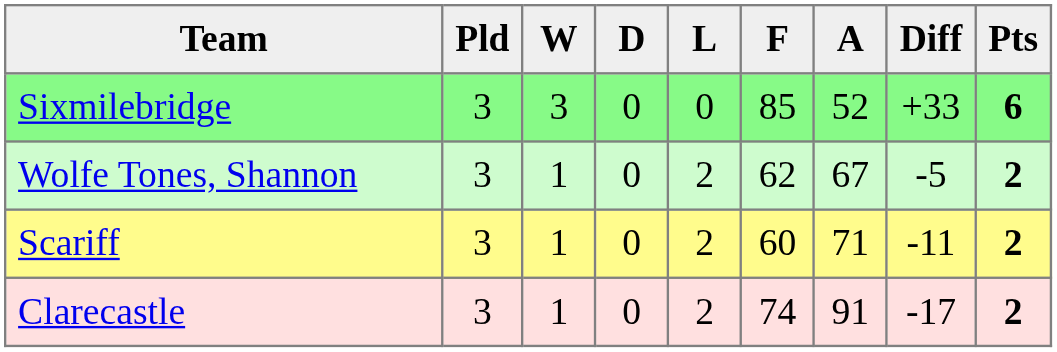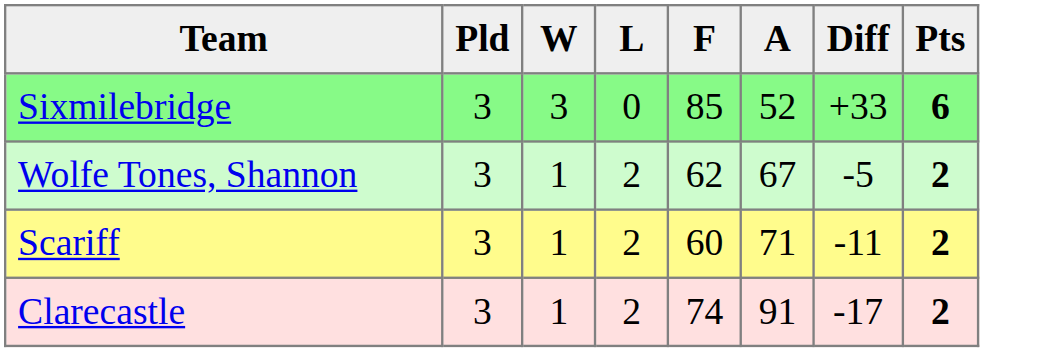- column: (632, 38)
